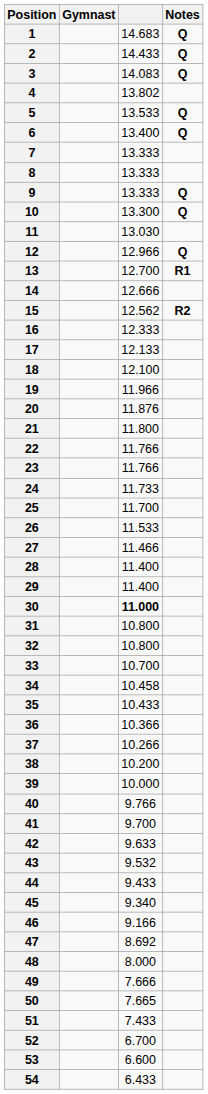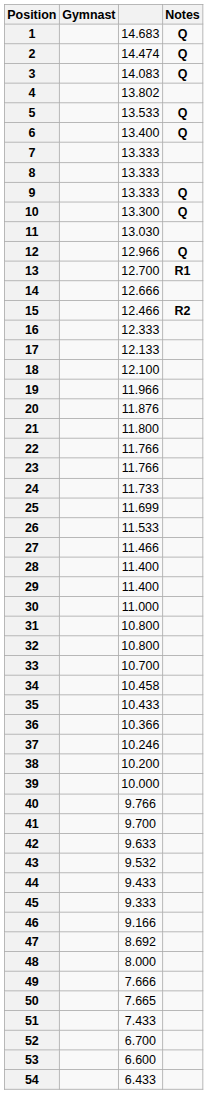(140, 54) 14.433 -> (140, 54) 14.474
(140, 310) 12.562 -> (140, 310) 12.466
(140, 508) 11.700 -> (140, 508) 11.699
(140, 606) bold -> (140, 606) normal
(140, 745) 10.266 -> (140, 745) 10.246
(140, 902) 9.340 -> (140, 902) 9.333
